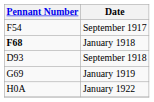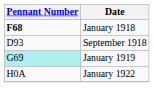- row: (115, 27)
(15, 74) no background -> (15, 58) paleturquoise background
